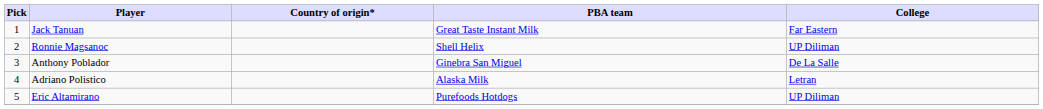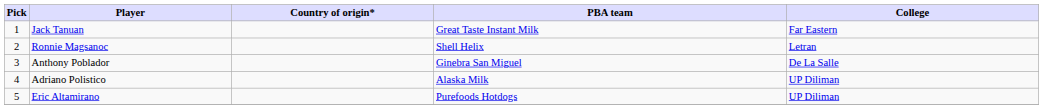(814, 46) UP Diliman -> (803, 46) Letran
(803, 79) Letran -> (814, 79) UP Diliman
